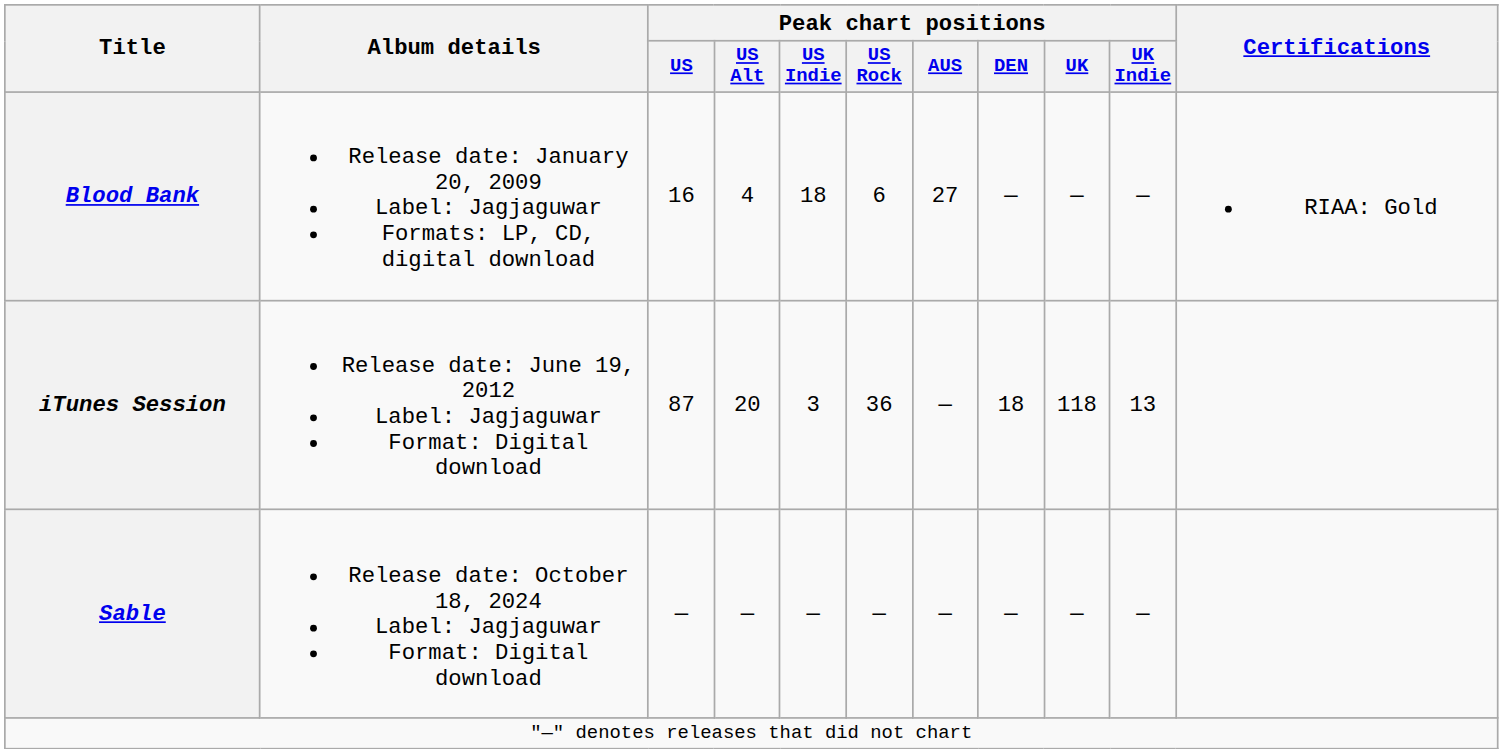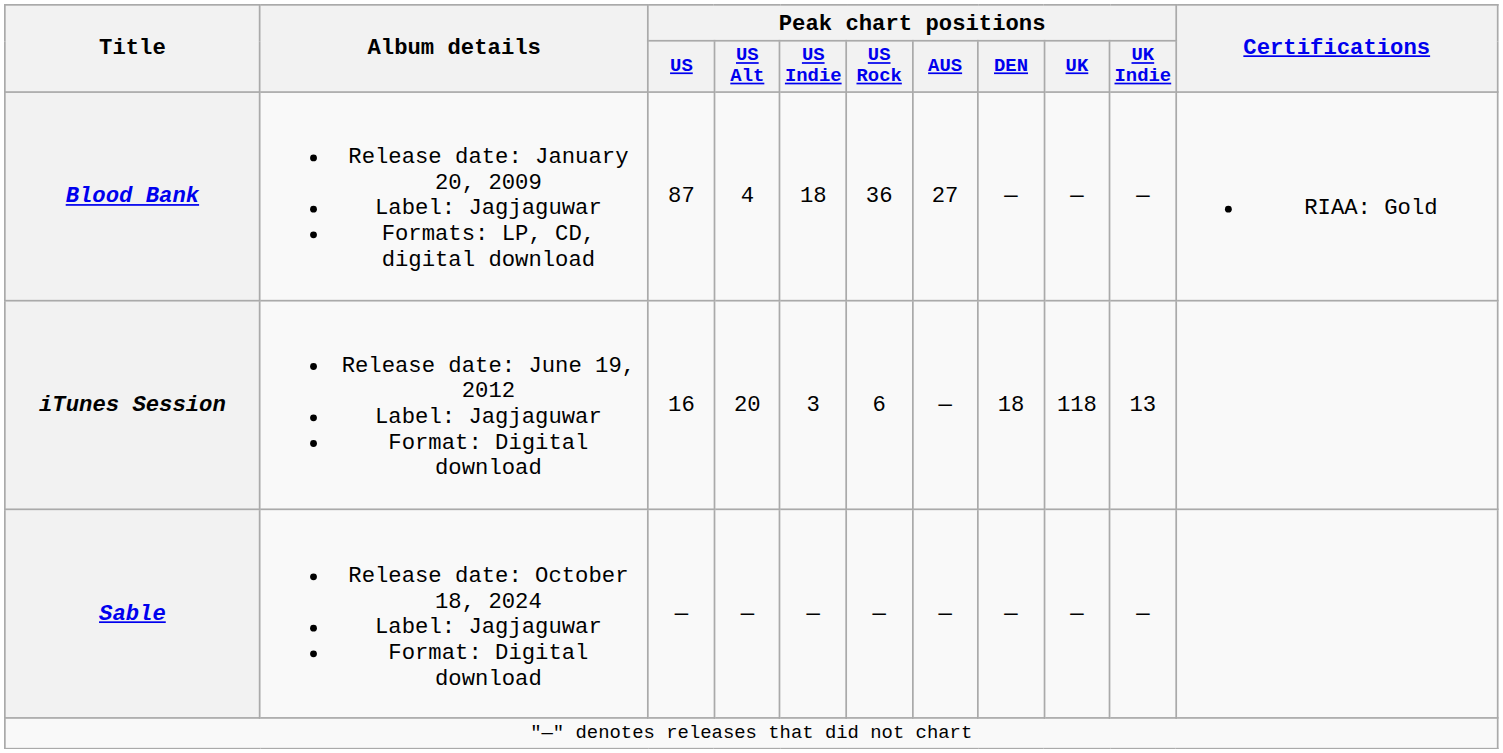(681, 196) 16 -> (681, 196) 87
(879, 196) 6 -> (879, 196) 36
(681, 405) 87 -> (681, 405) 16
(879, 405) 36 -> (879, 405) 6
